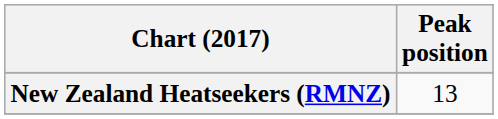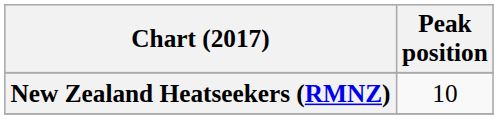(445, 93) 13 -> (445, 93) 10
